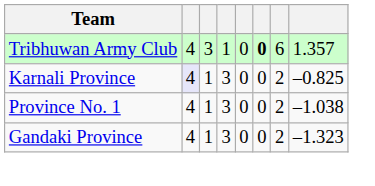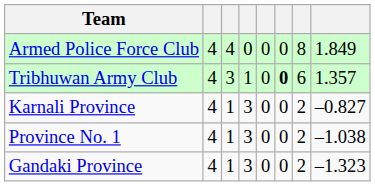+ row: (104, 48)
(190, 78) lavender background -> (212, 107) no background
(318, 78) –0.825 -> (340, 107) –0.827
